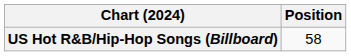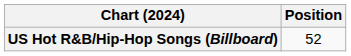(313, 39) 58 -> (313, 39) 52
